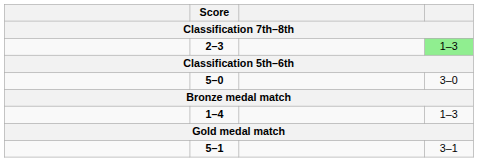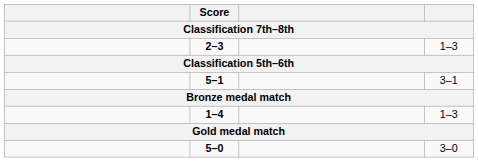(449, 47) lightgreen background -> (449, 47) no background
rows swapped: (214, 81) <-> (214, 149)
